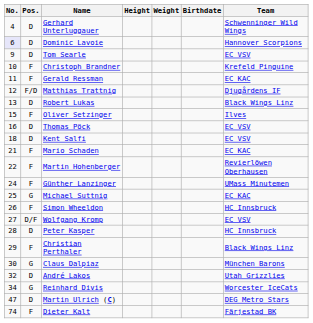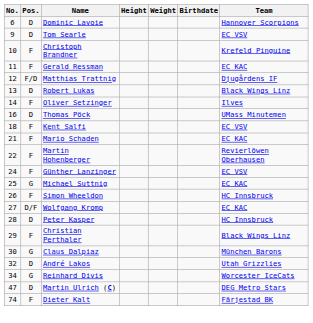- row: (71, 26)
(12, 43) lavender background -> (12, 22) no background
(12, 114) 15 -> (12, 102) 14
(238, 126) EC VSV -> (254, 114) UMass Minutemen
(31, 138) D -> (31, 126) F
(257, 183) UMass Minutemen -> (234, 171) EC VSV
(238, 219) EC VSV -> (234, 207) EC KAC
